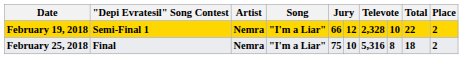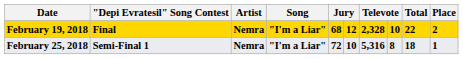(121, 29) Semi-Final 1 -> (104, 29) Final
(336, 29) 66 -> (336, 29) 68
(104, 45) Final -> (121, 45) Semi-Final 1
(336, 45) 75 -> (336, 45) 72
(435, 45) 2 -> (435, 45) 1
